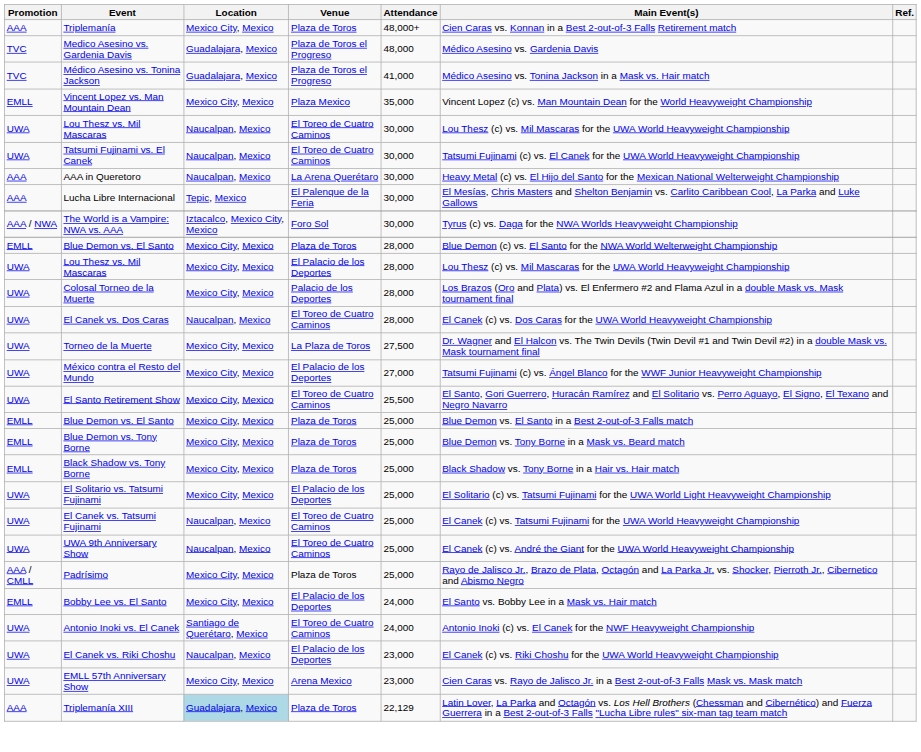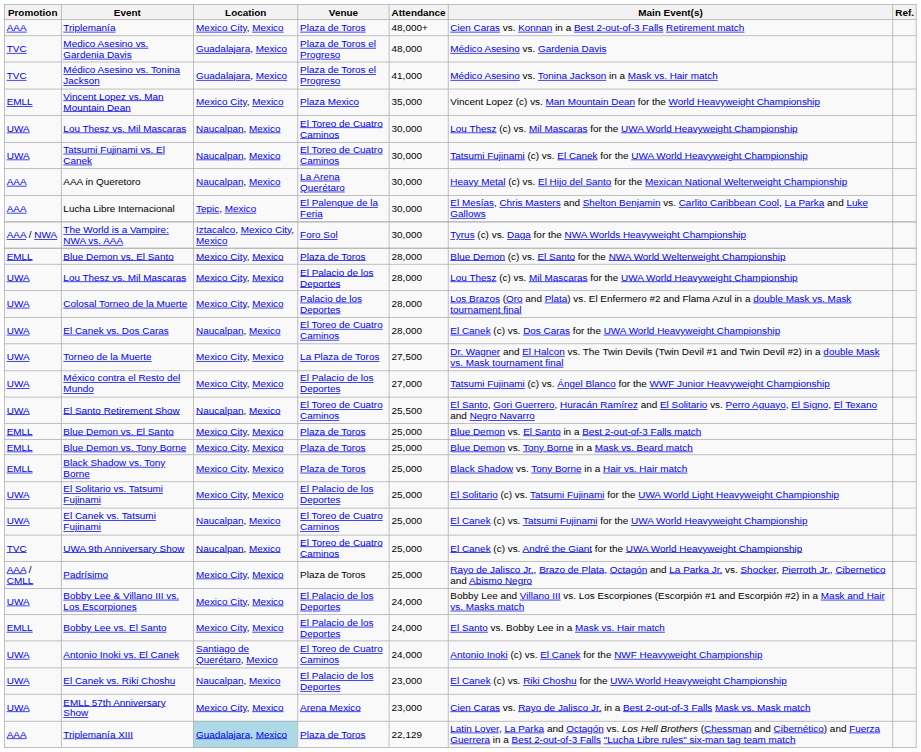(230, 399) Mexico City, Mexico -> (238, 410) Naucalpan, Mexico
(18, 548) UWA -> (17, 548) TVC
+ row: (121, 601)
